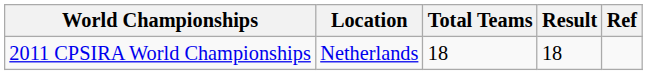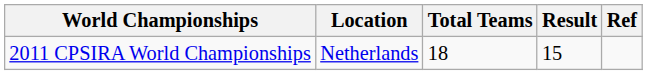(552, 52) 18 -> (552, 52) 15
